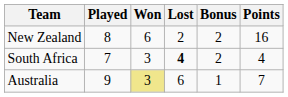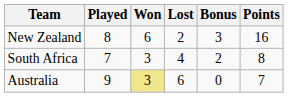(218, 37) 2 -> (218, 37) 3
(181, 59) bold -> (181, 59) normal
(261, 59) 4 -> (261, 59) 8
(218, 80) 1 -> (218, 80) 0
